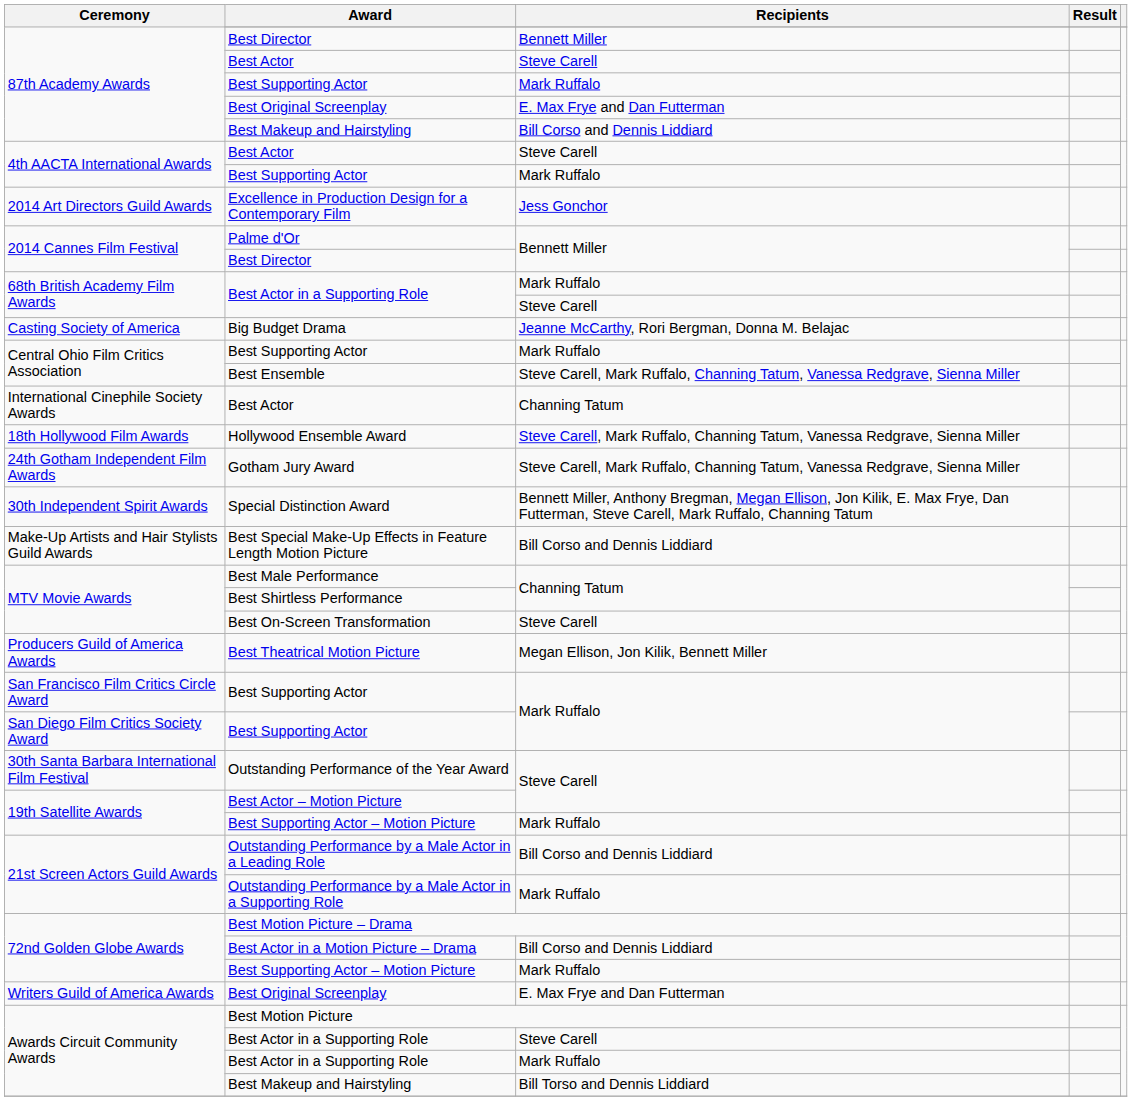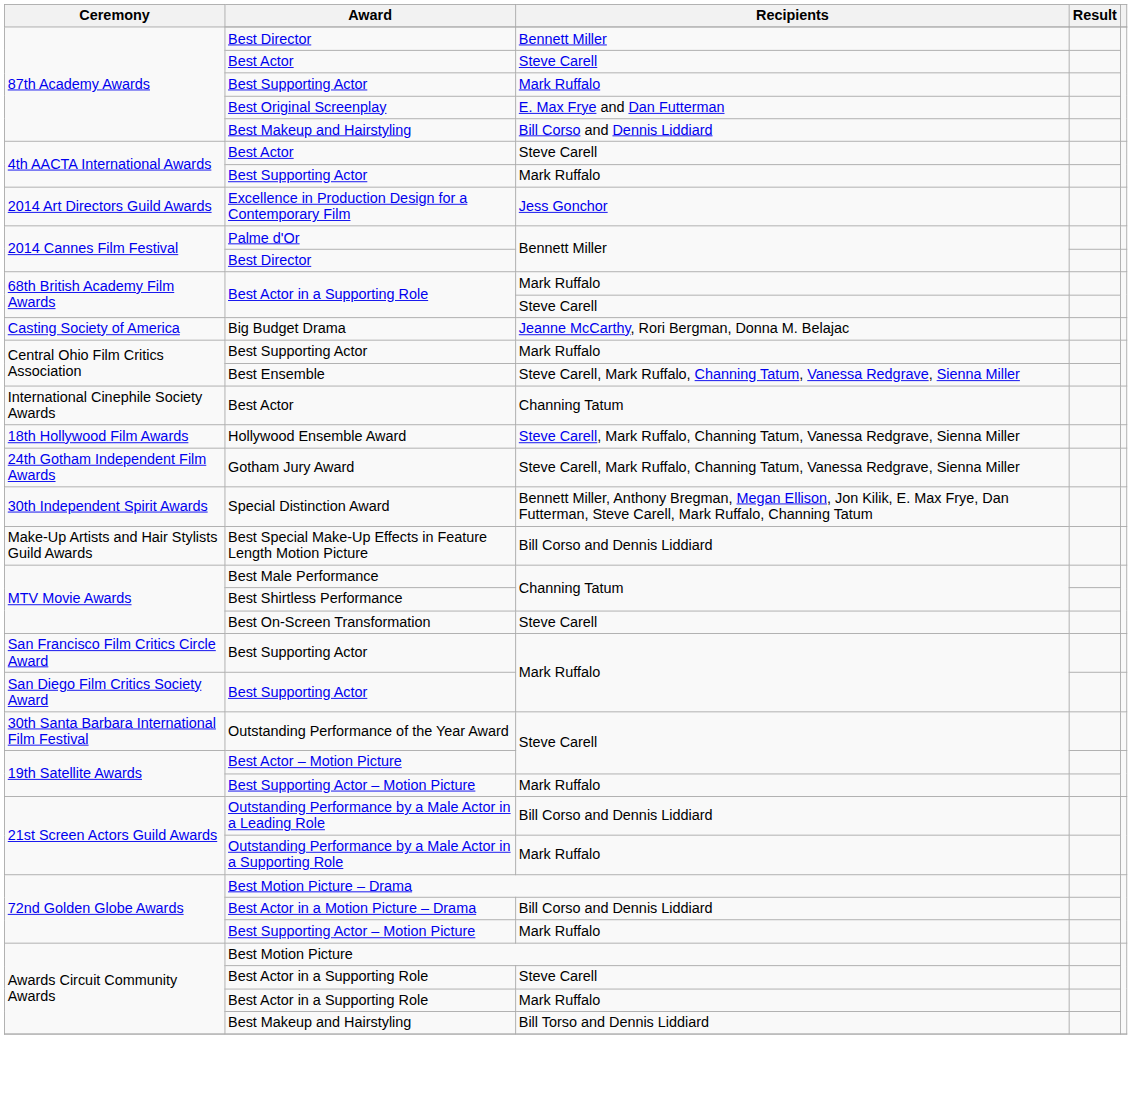- row: (95, 653)
- row: (111, 993)
